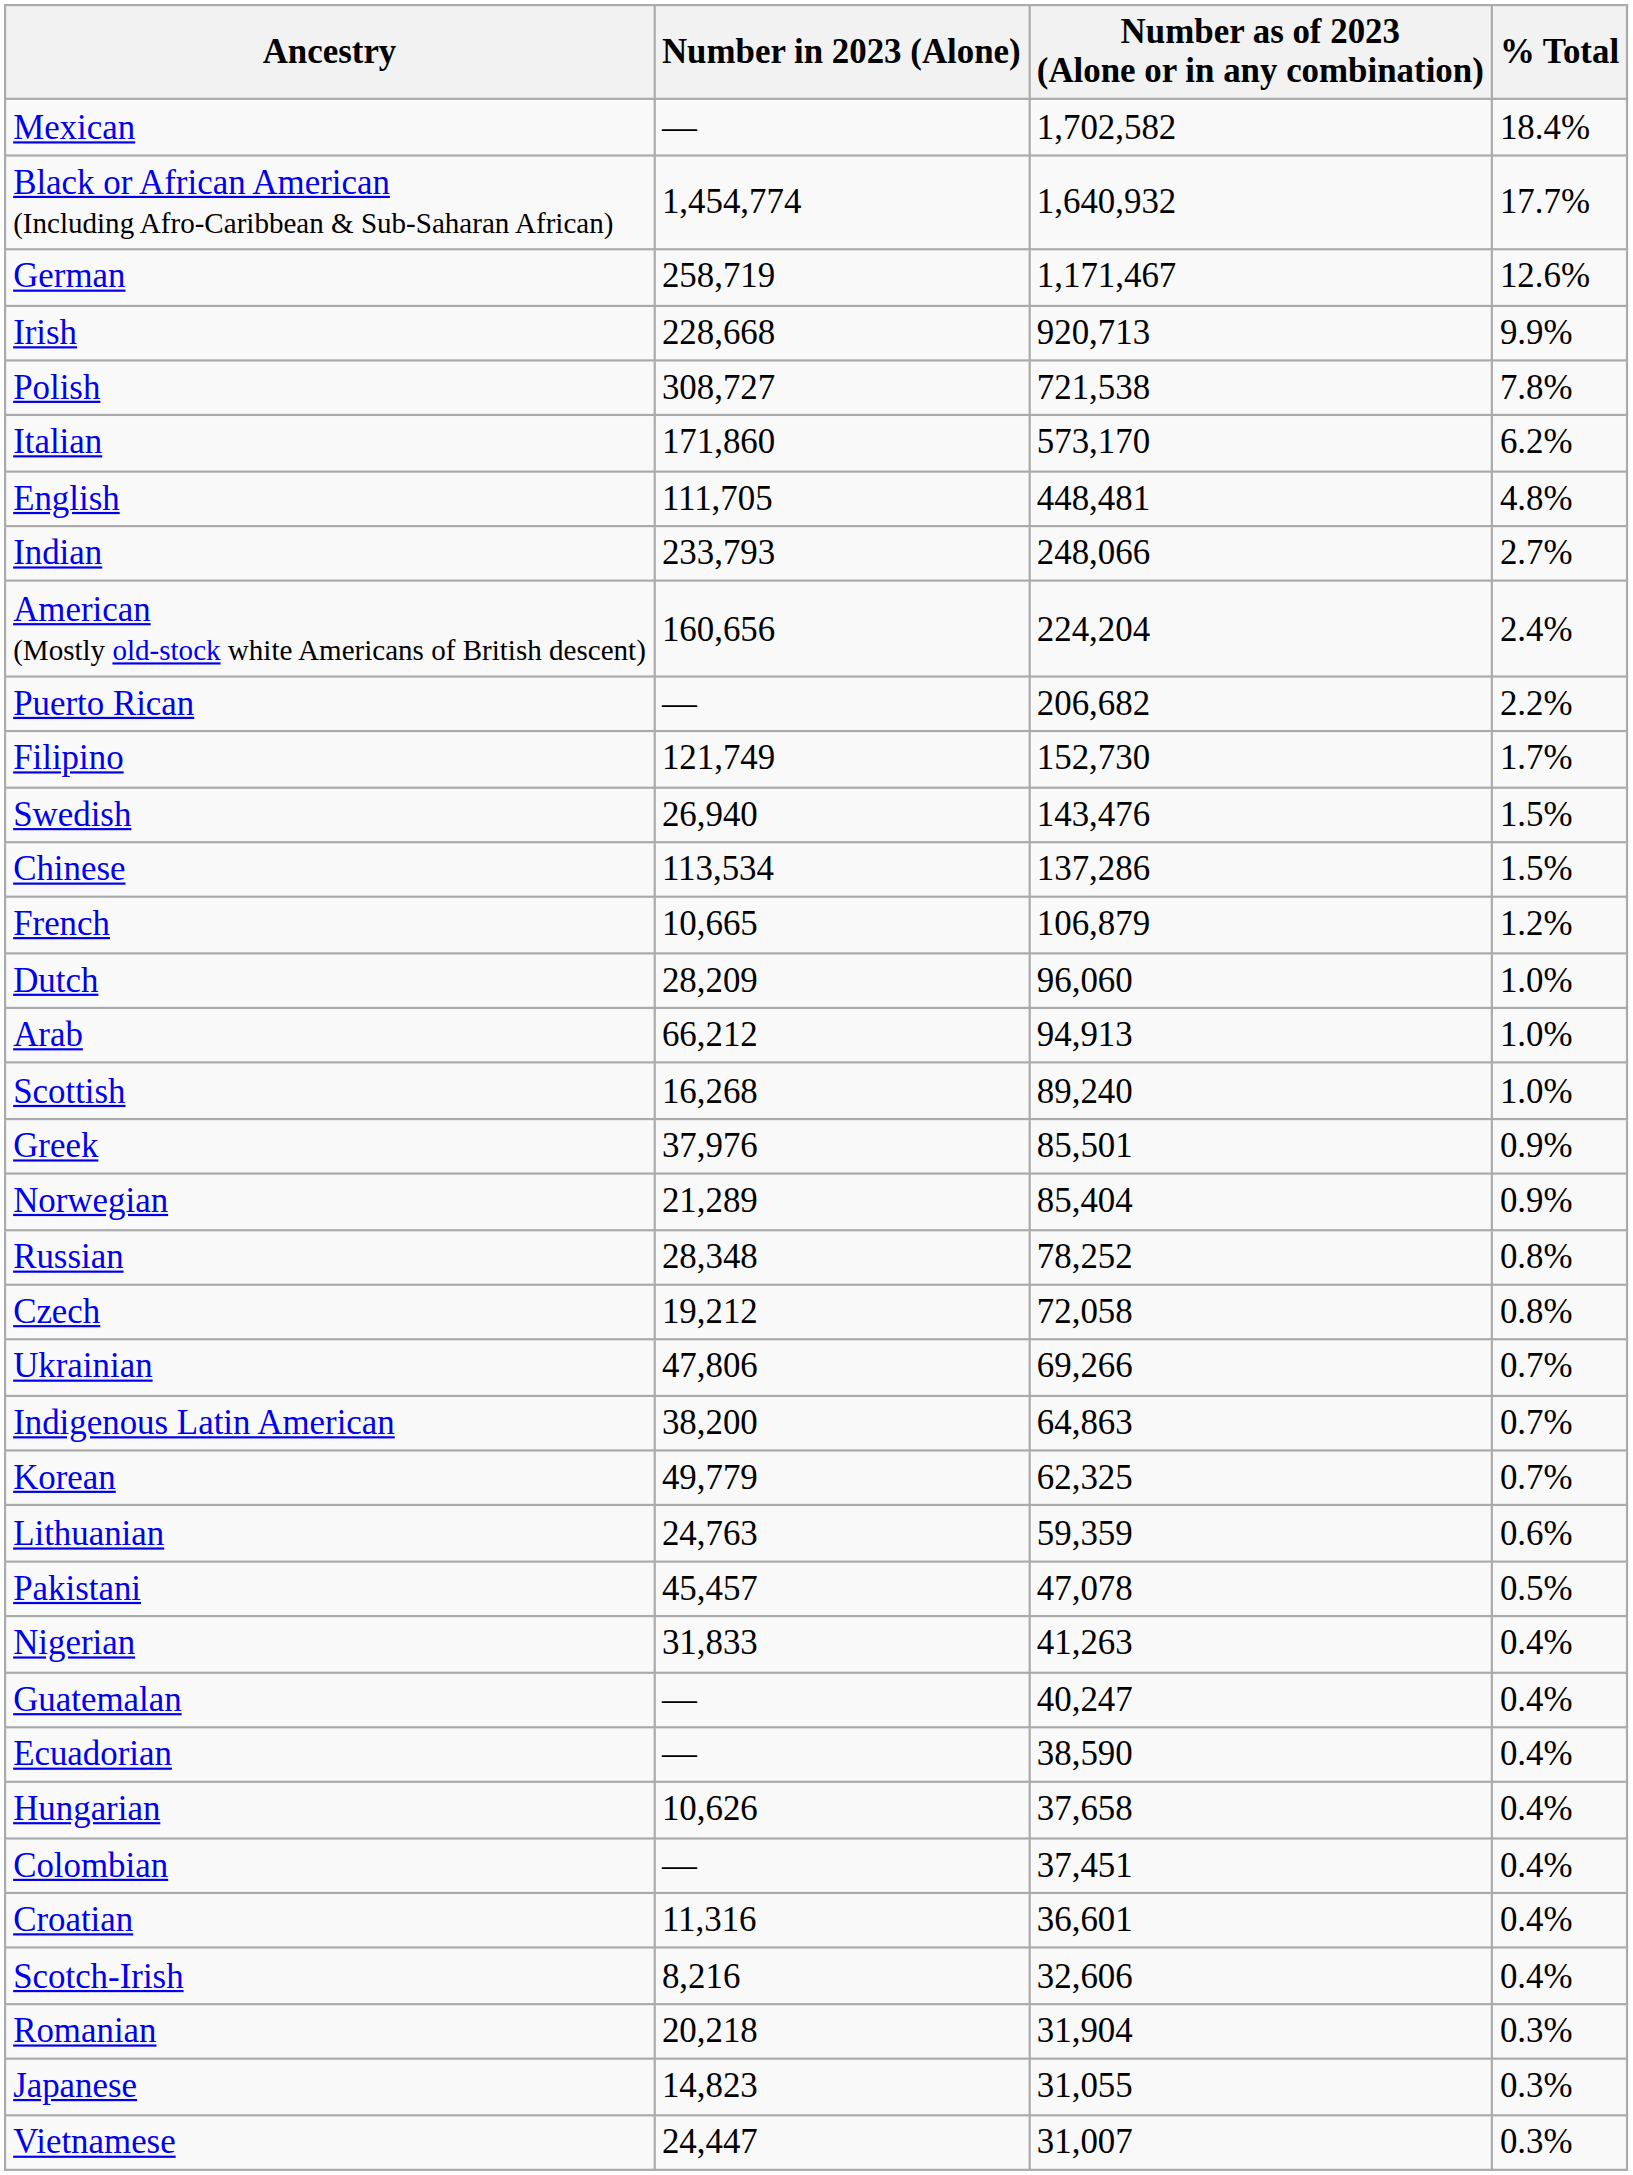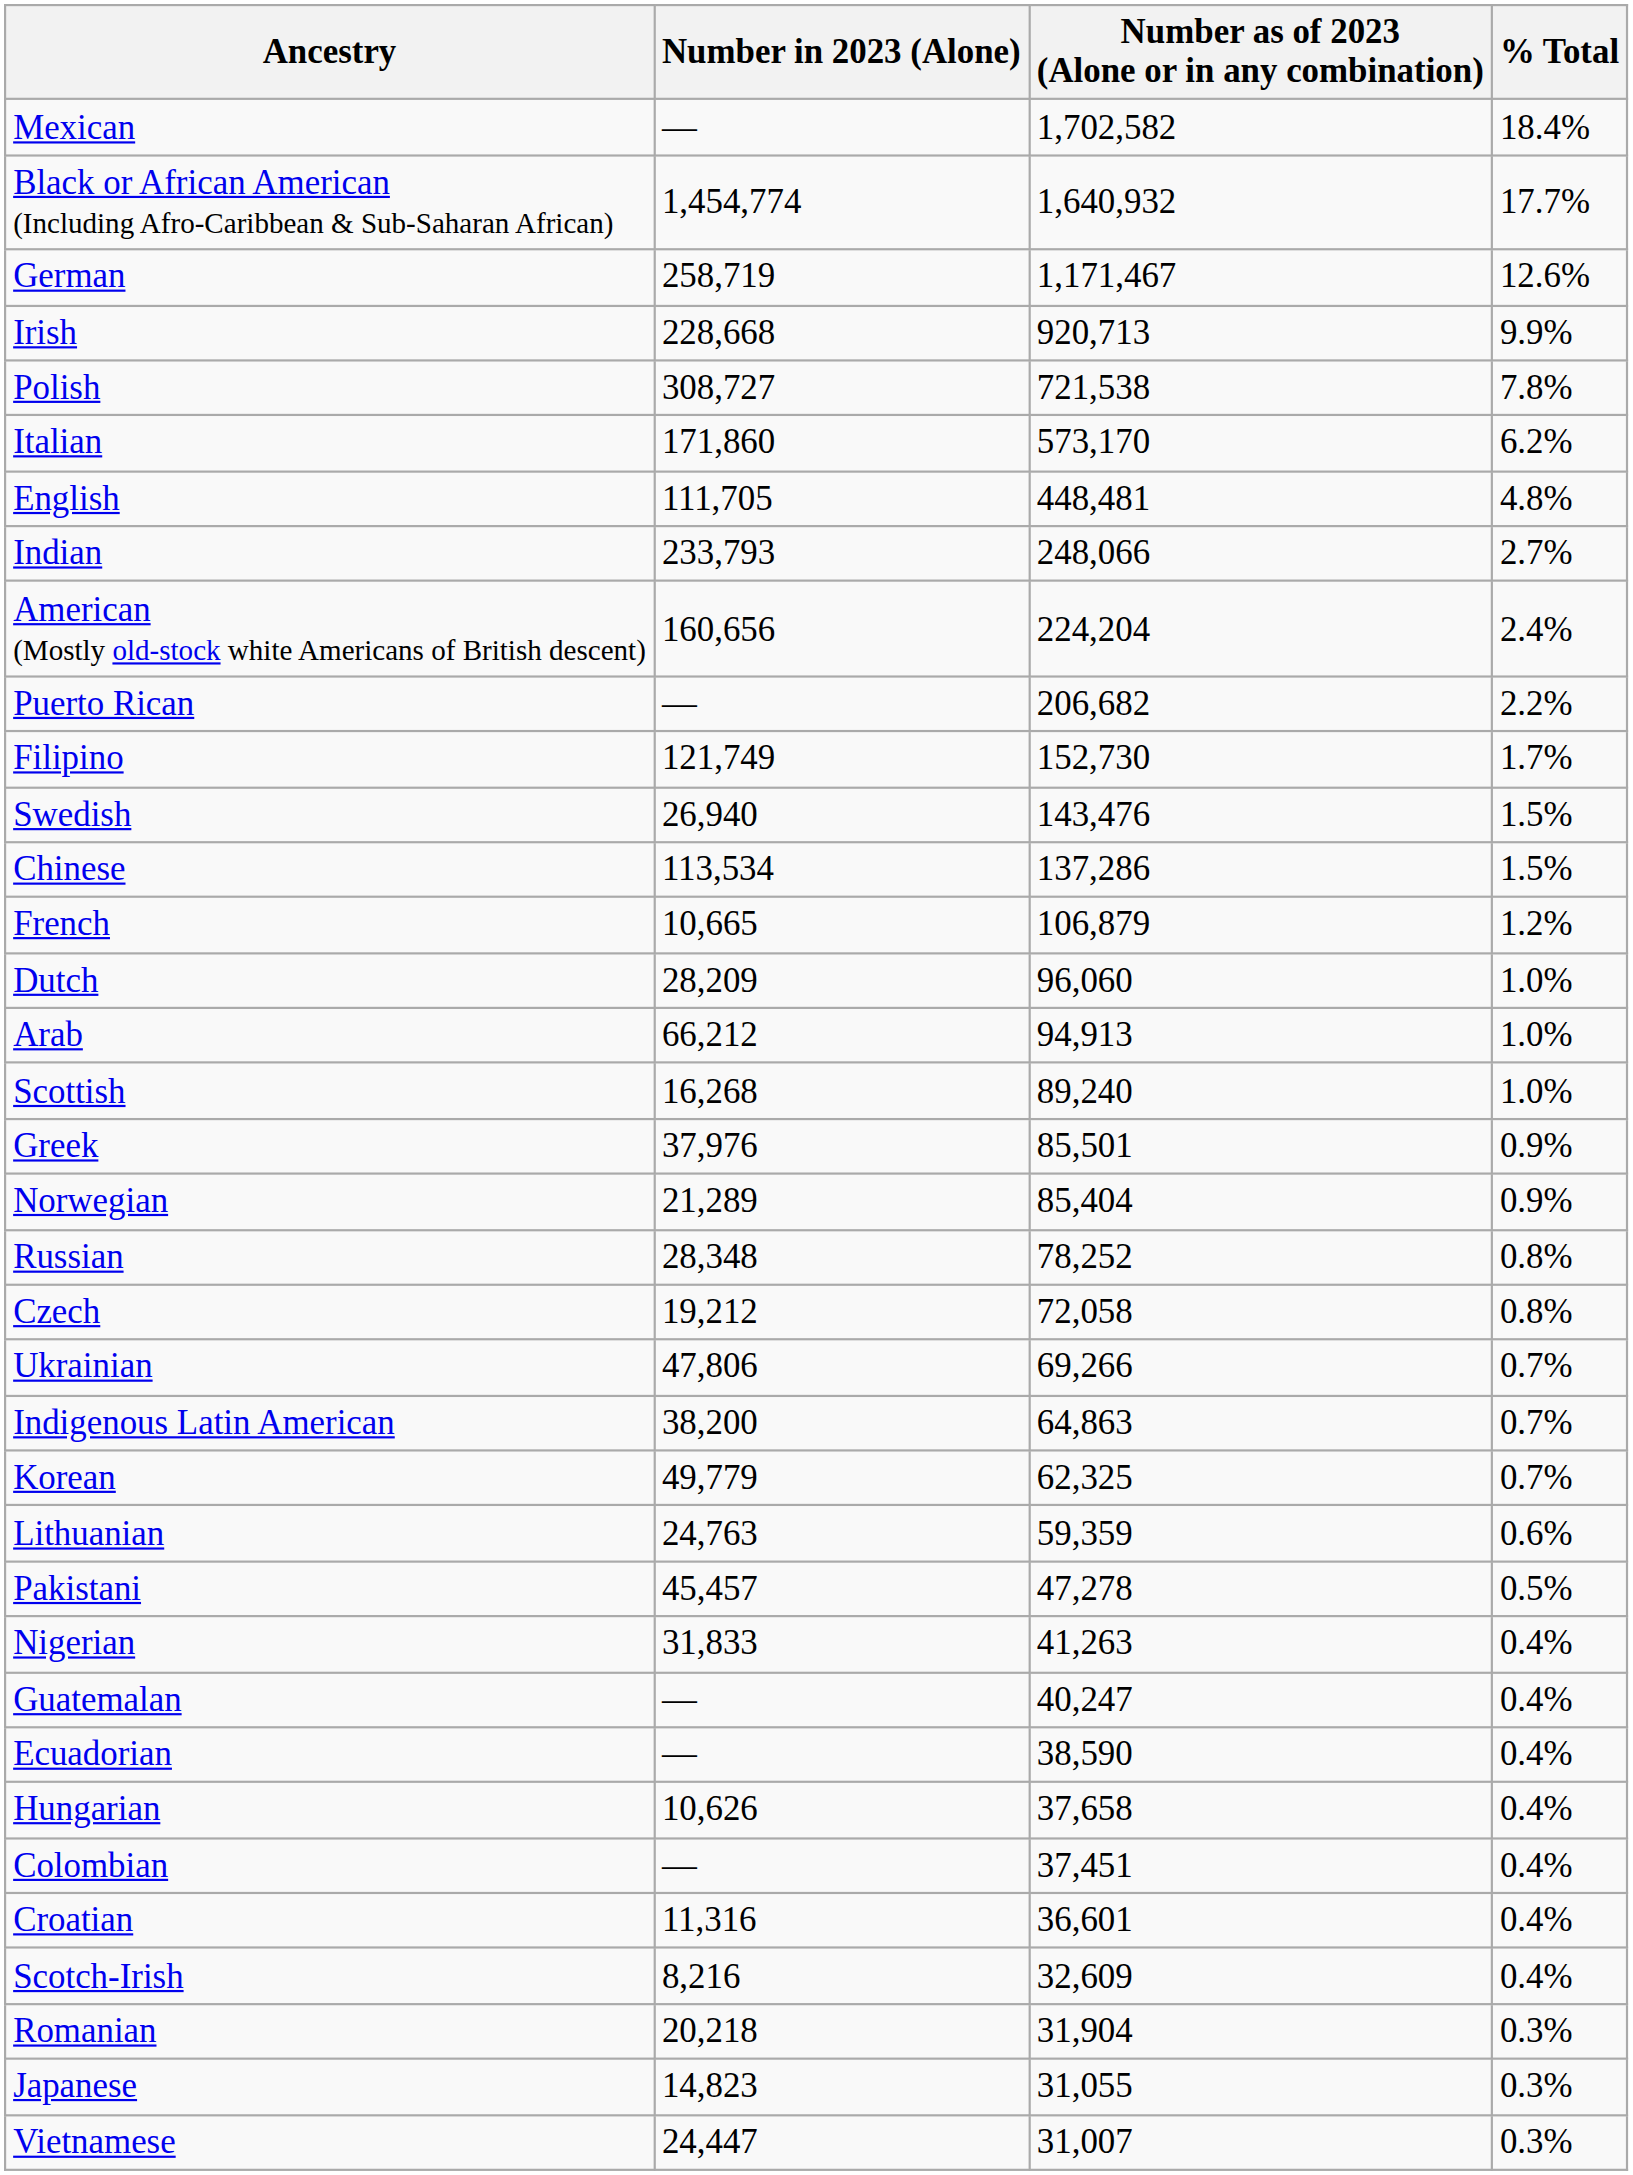(1085, 1588) 47,078 -> (1085, 1588) 47,278
(1085, 1975) 32,606 -> (1085, 1975) 32,609
